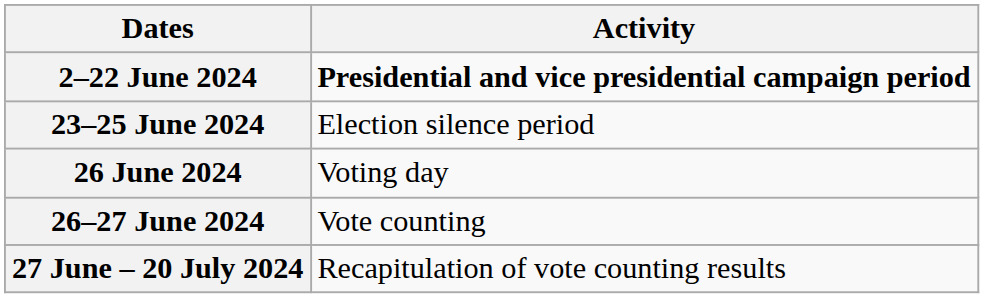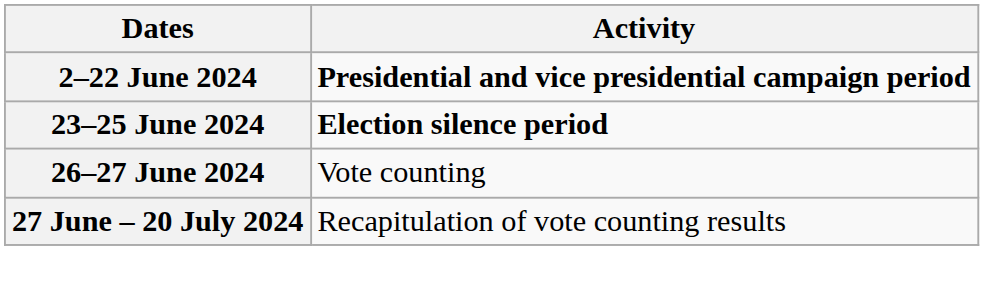(456, 124) normal -> (463, 124) bold
- row: (158, 172)
